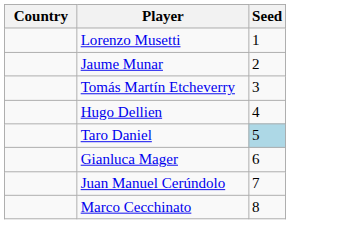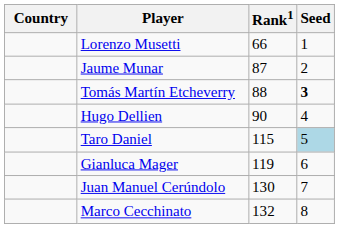+ column: (273, 18)
(256, 87) normal -> (304, 92) bold
